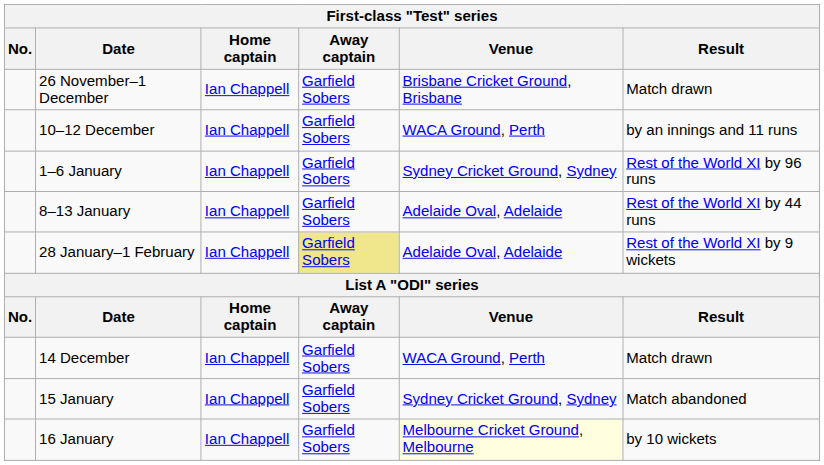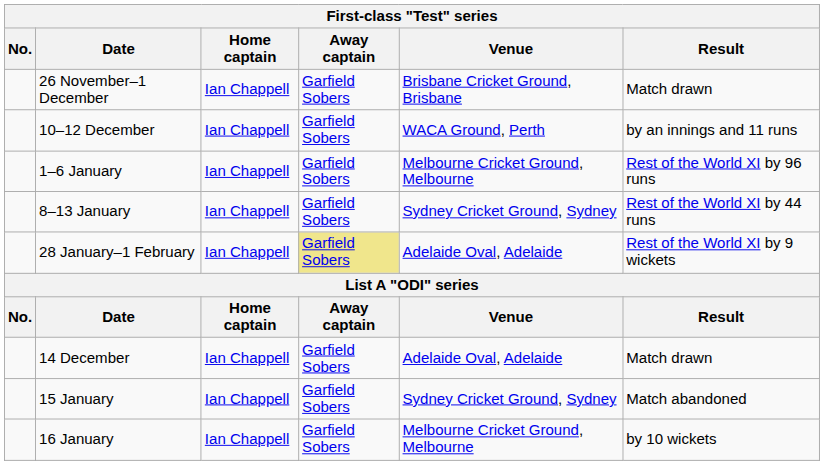(510, 171) Sydney Cricket Ground, Sydney -> (493, 171) Melbourne Cricket Ground, Melbourne
(482, 211) Adelaide Oval, Adelaide -> (510, 211) Sydney Cricket Ground, Sydney
(474, 357) WACA Ground, Perth -> (482, 357) Adelaide Oval, Adelaide
(493, 439) lightyellow background -> (493, 439) no background
